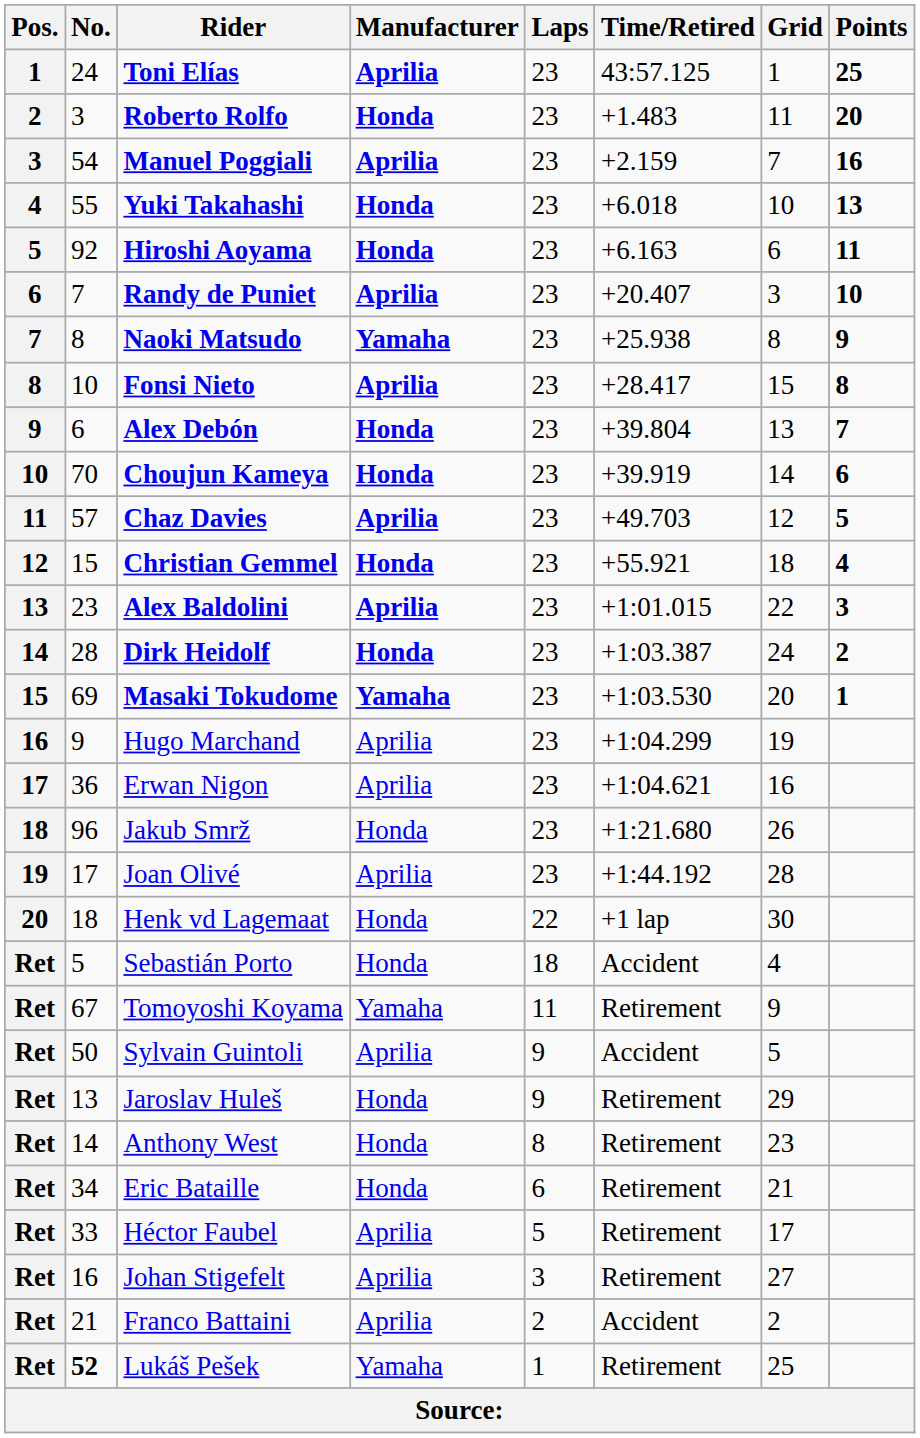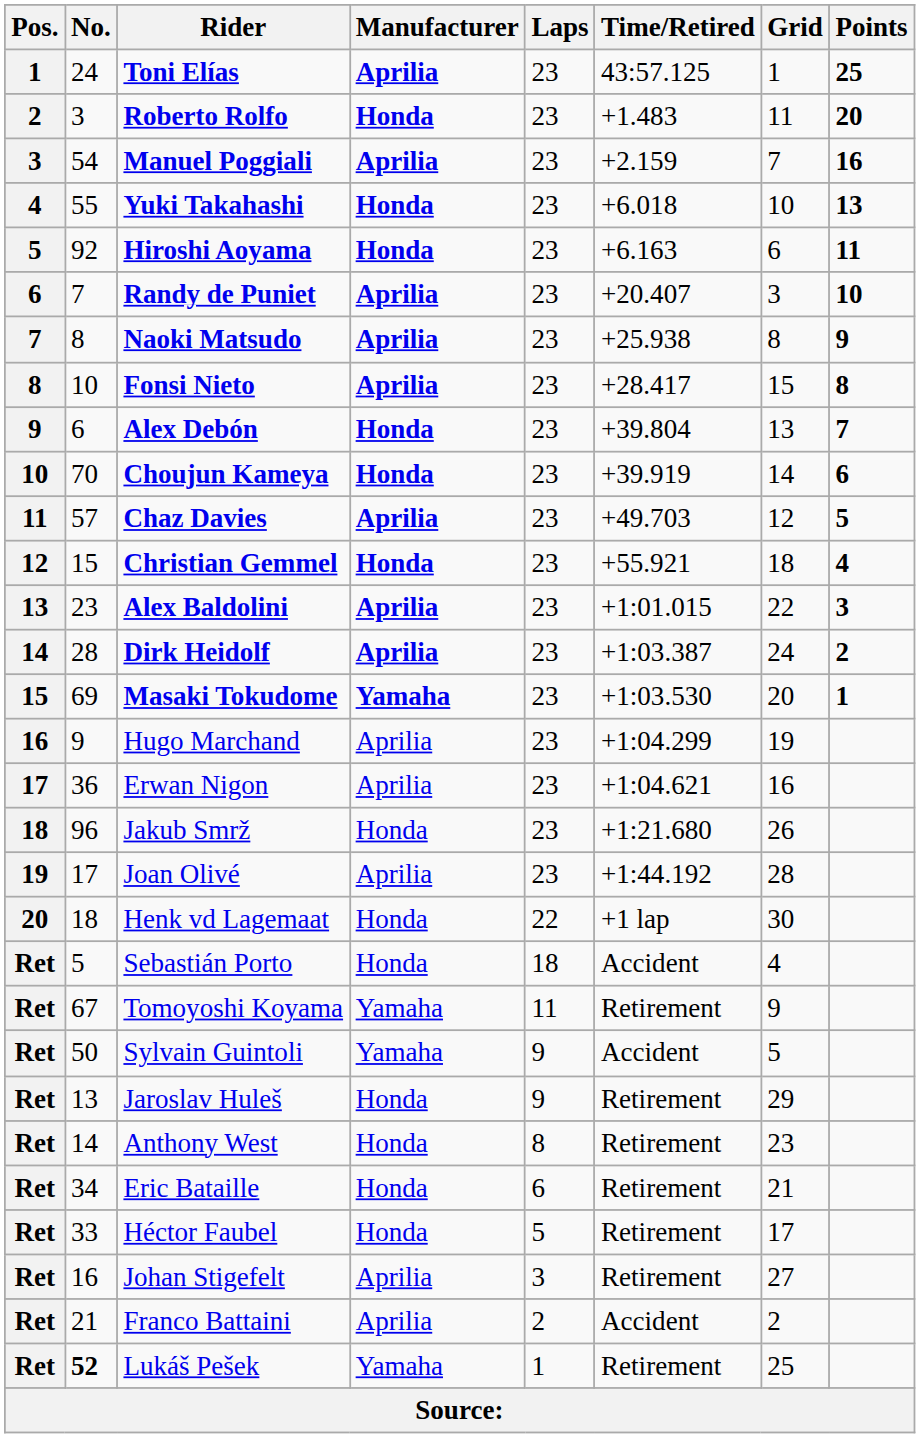(403, 339) Yamaha -> (397, 339) Aprilia
(395, 651) Honda -> (397, 651) Aprilia
(394, 1053) Aprilia -> (399, 1053) Yamaha
(394, 1231) Aprilia -> (392, 1231) Honda
